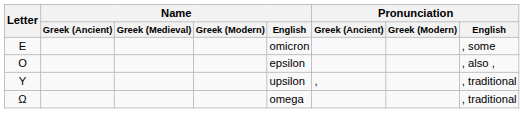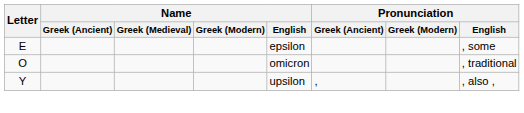(289, 46) omicron -> (287, 46) epsilon
(287, 63) epsilon -> (289, 63) omicron
(478, 63) , also , -> (489, 63) , traditional
(489, 81) , traditional -> (478, 81) , also ,
- row: (22, 99)
